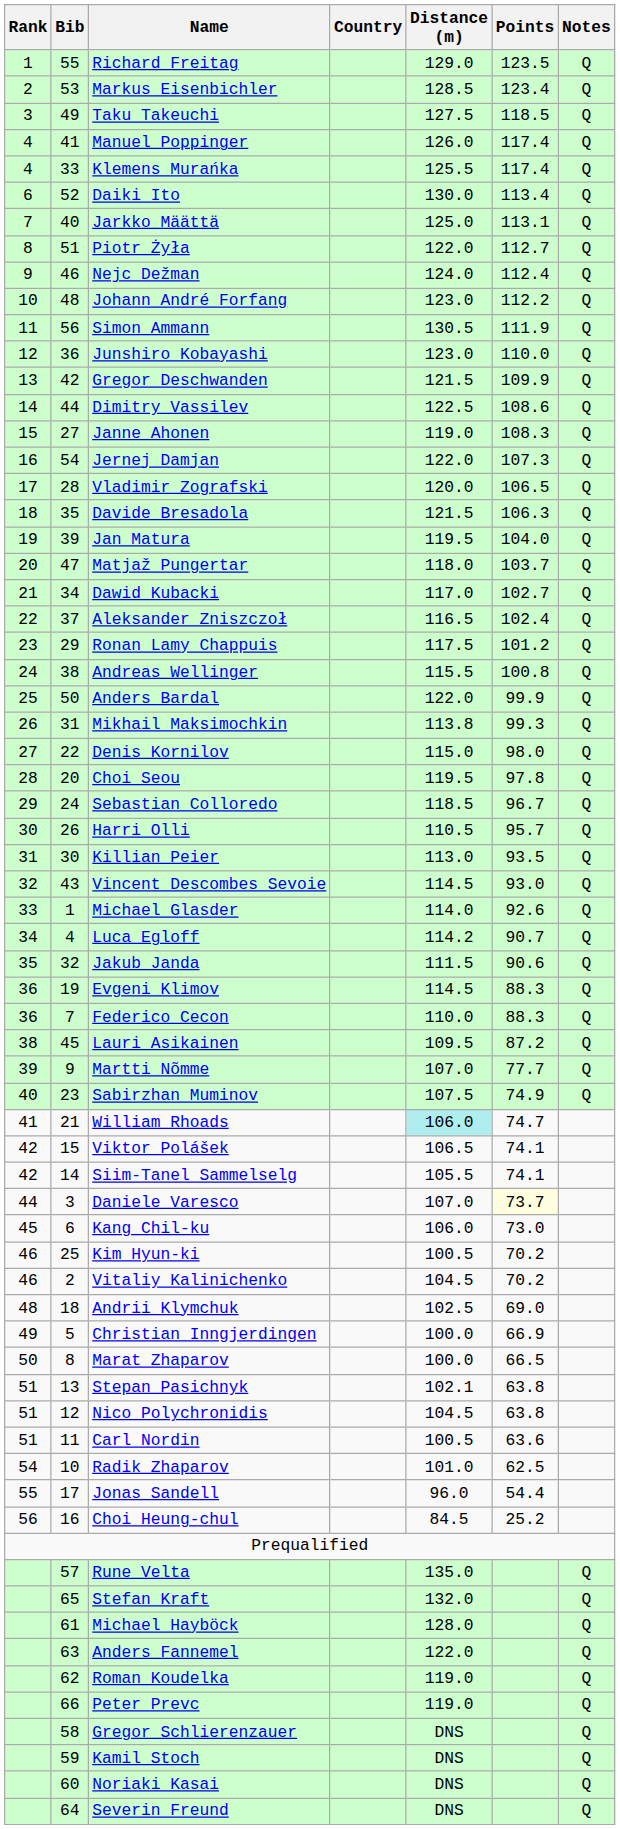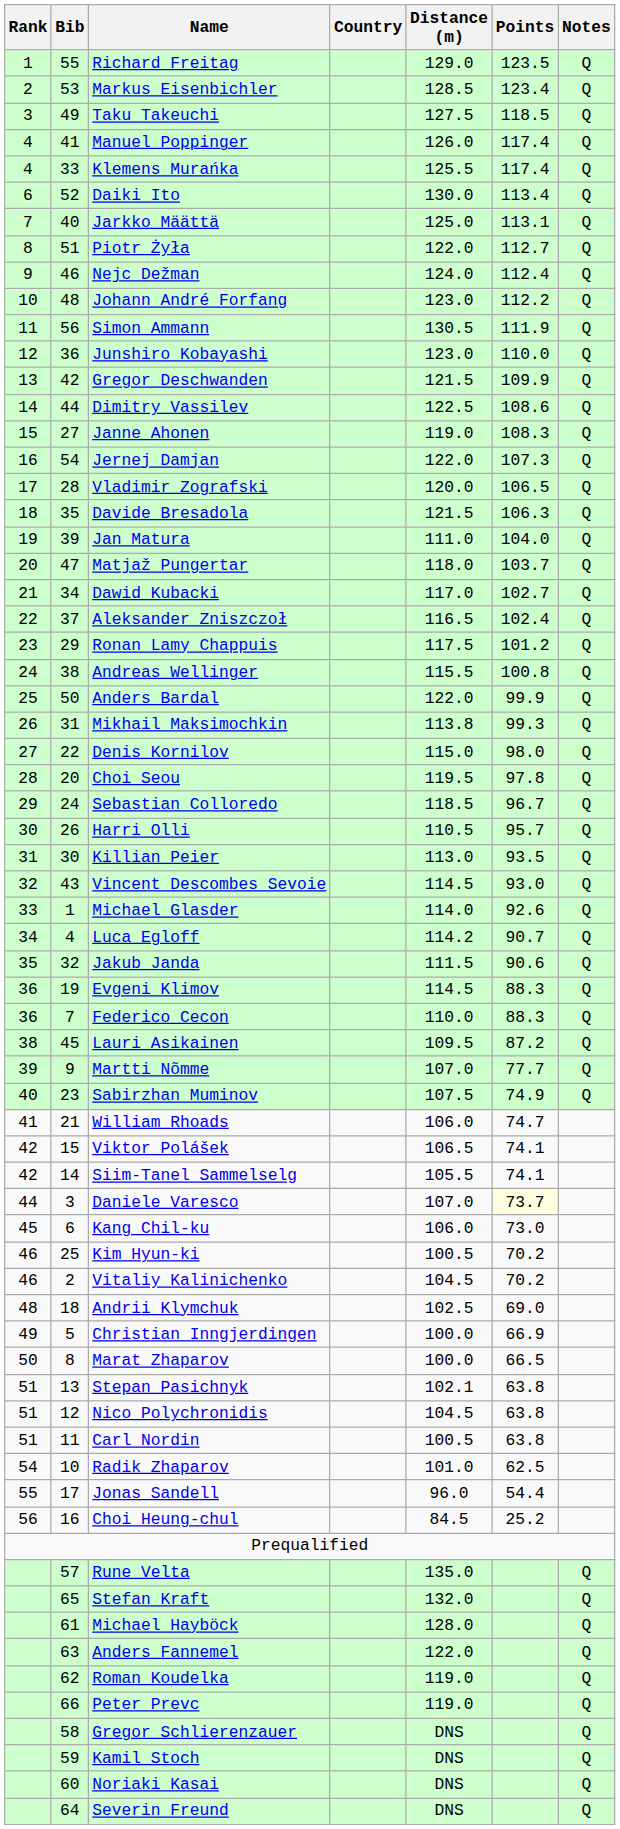(449, 540) 119.5 -> (449, 540) 111.0
(449, 1122) paleturquoise background -> (449, 1122) no background
(525, 1440) 63.6 -> (525, 1440) 63.8
